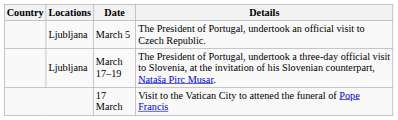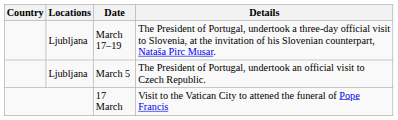rows swapped: (113, 34) <-> (109, 68)
